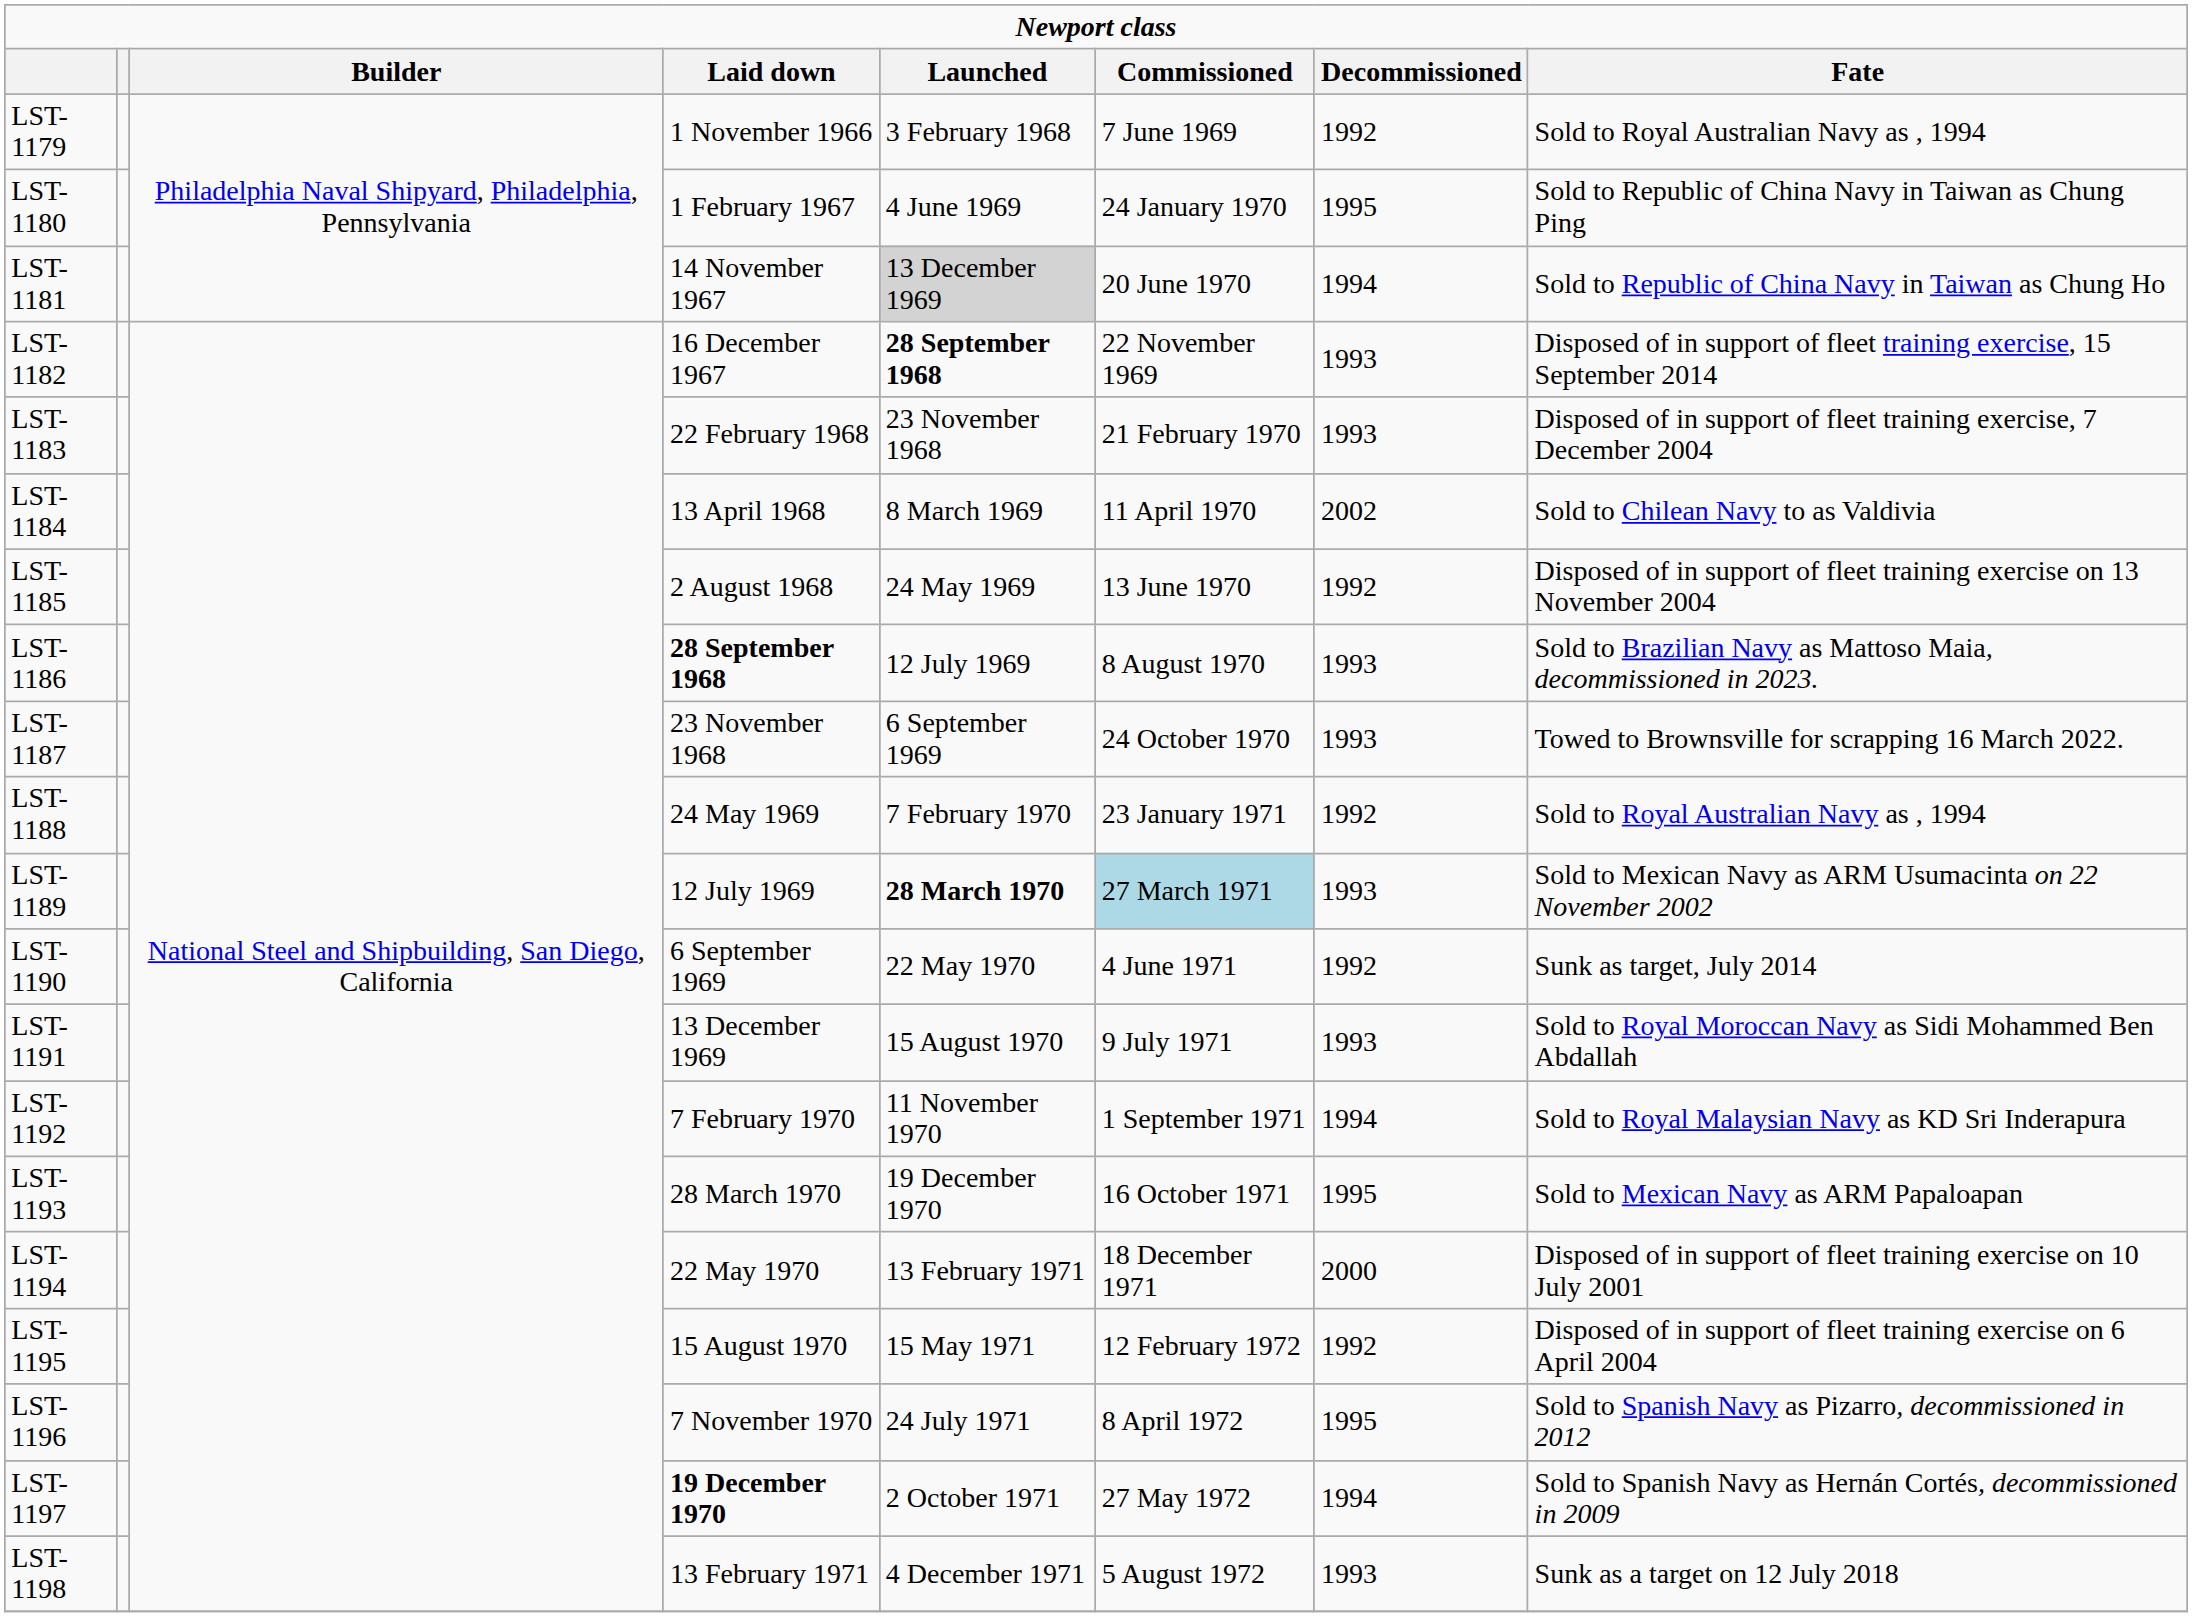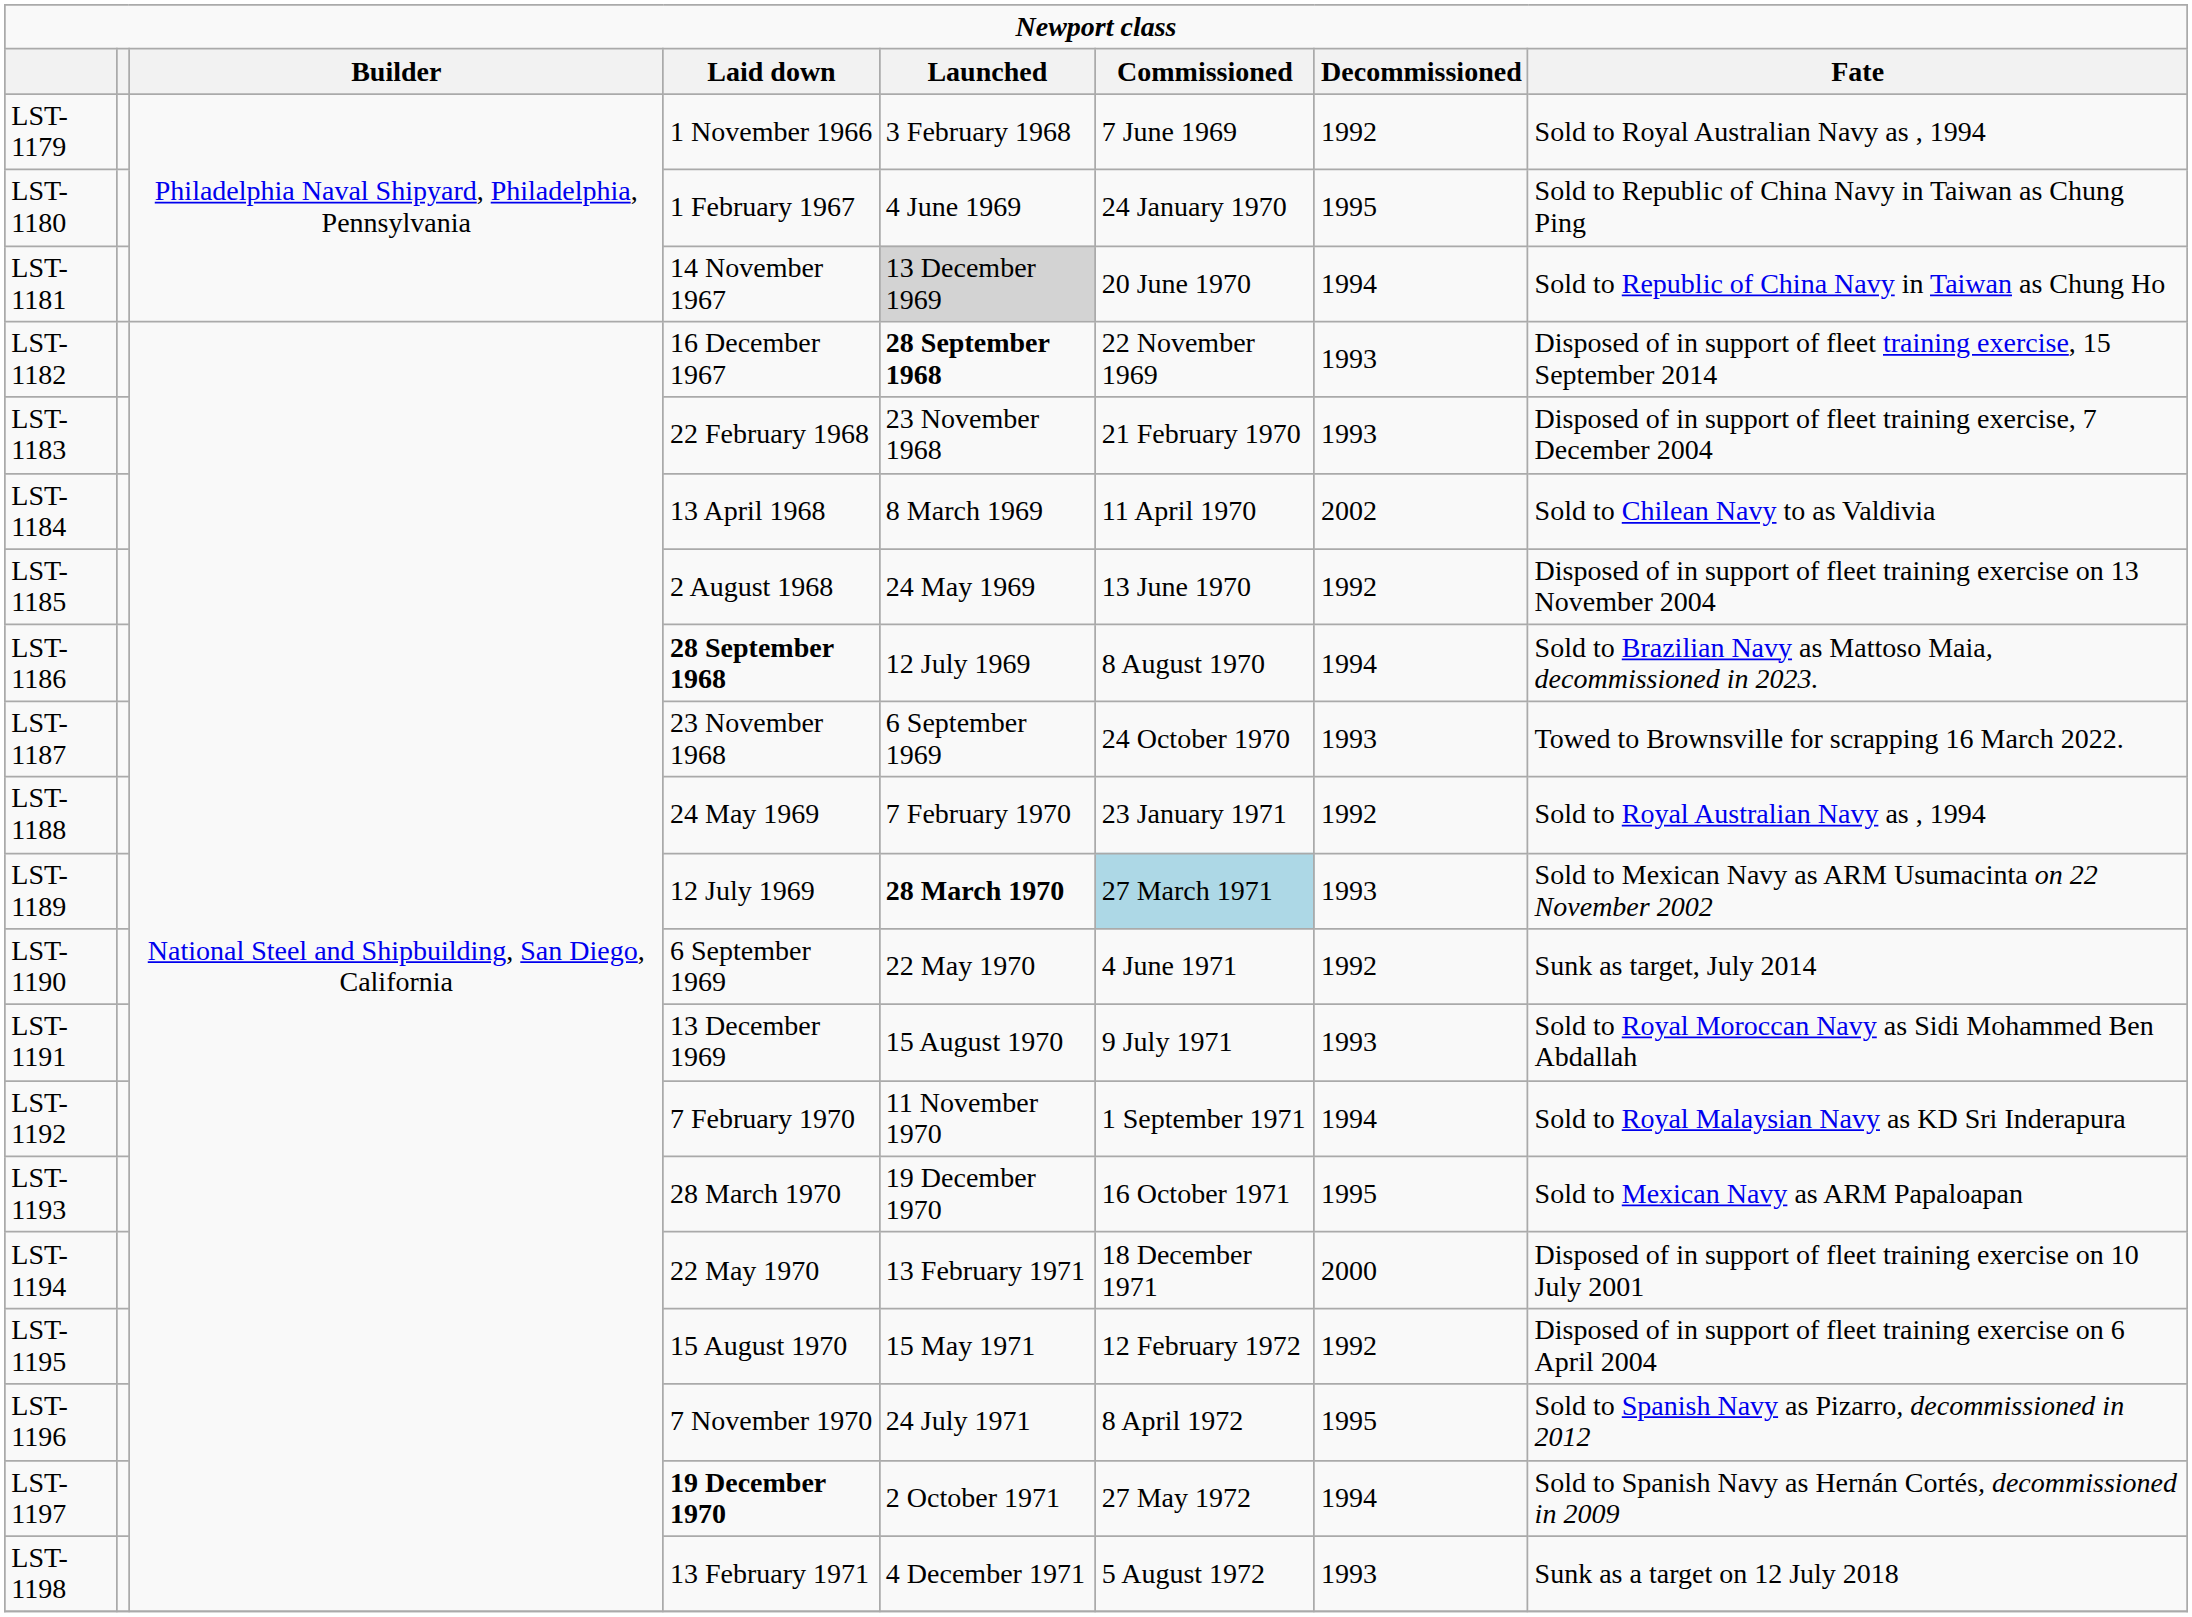(1349, 662) 1993 -> (1349, 662) 1994
